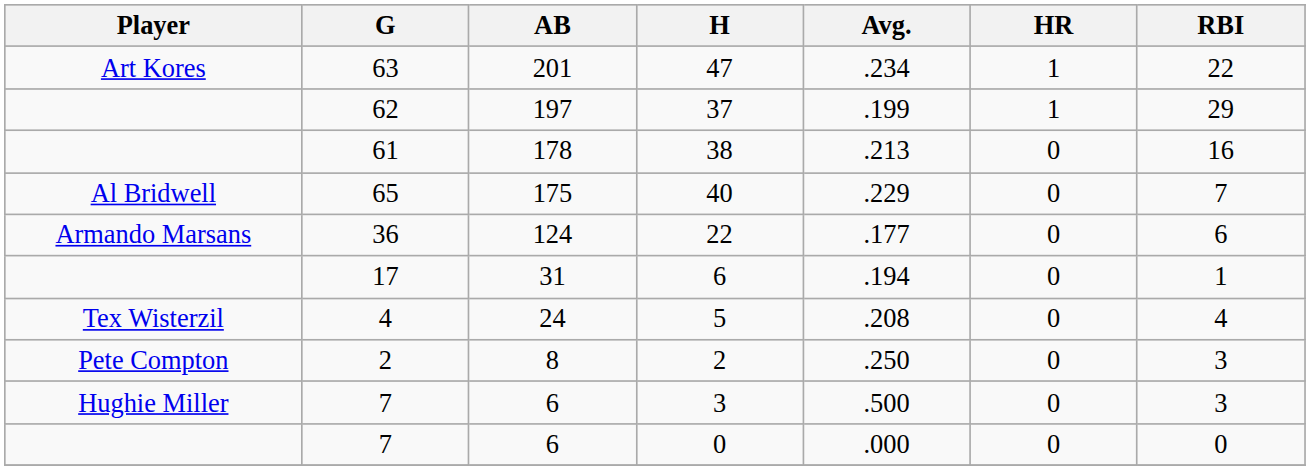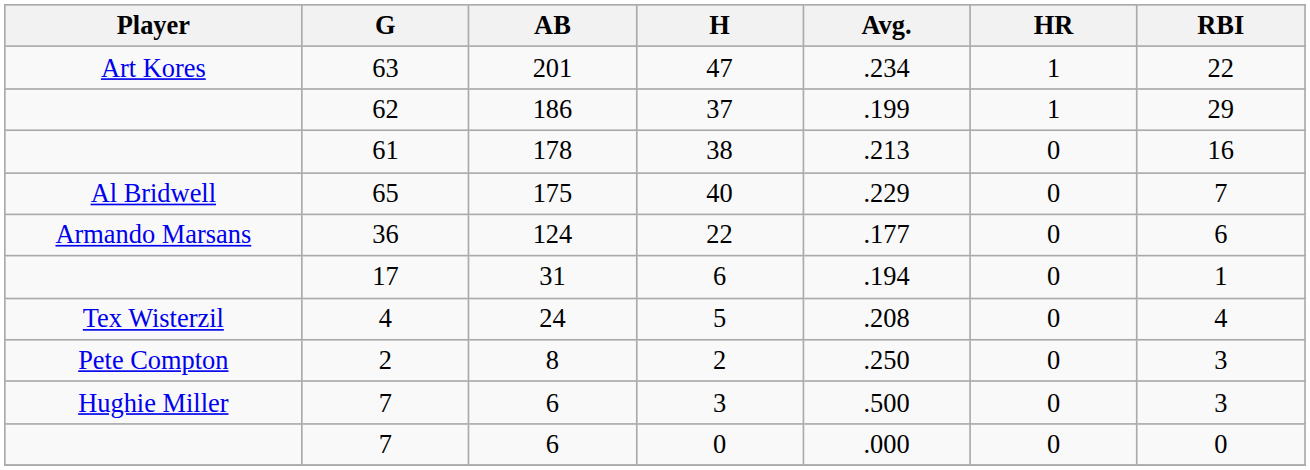(552, 109) 197 -> (552, 109) 186
